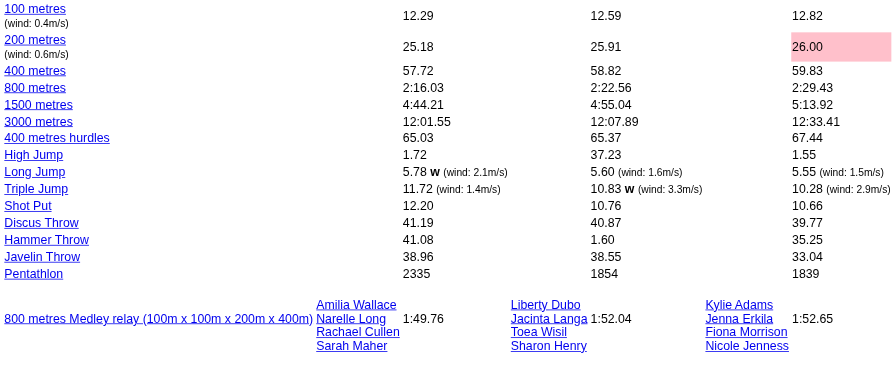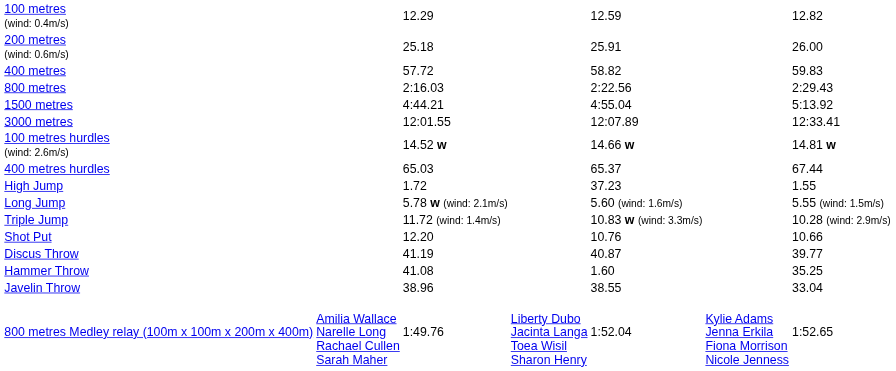(807, 47) pink background -> (807, 47) no background
+ row: (57, 145)
- row: (34, 274)
